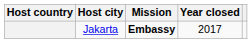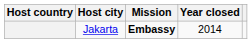(210, 30) 2017 -> (210, 30) 2014
